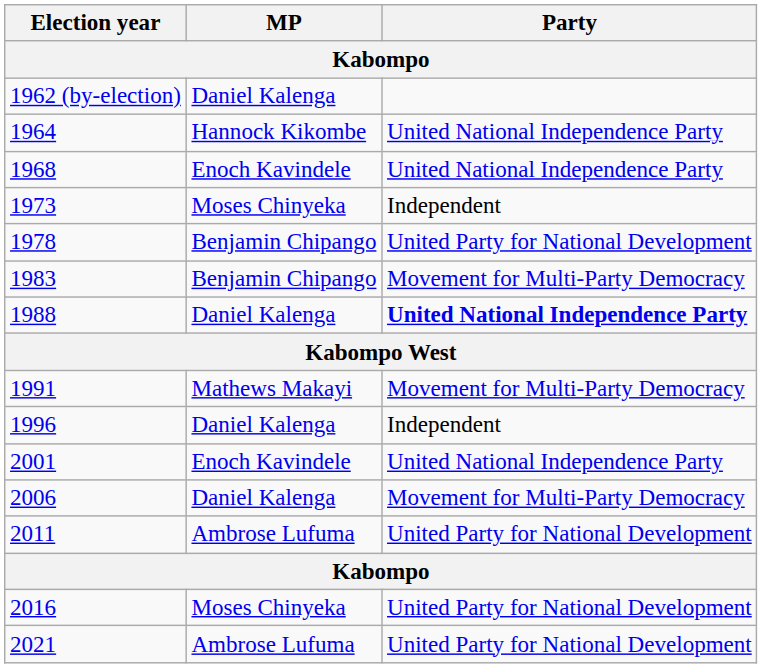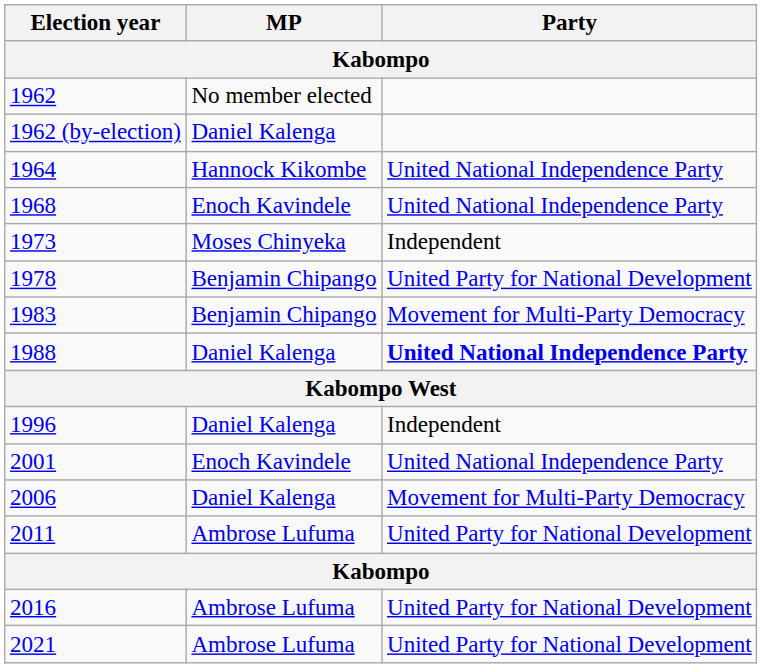+ row: (33, 95)
- row: (33, 388)
(269, 607) Moses Chinyeka -> (273, 607) Ambrose Lufuma
